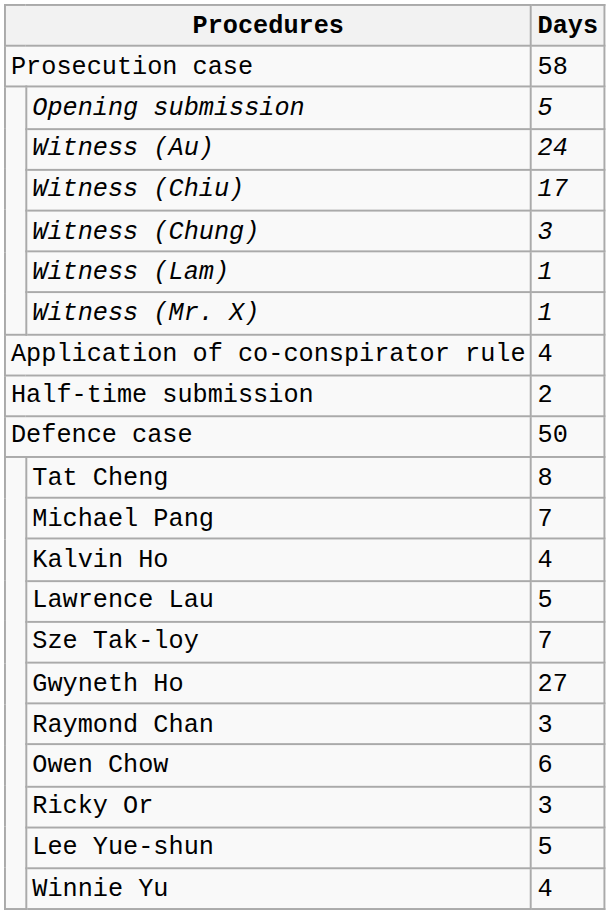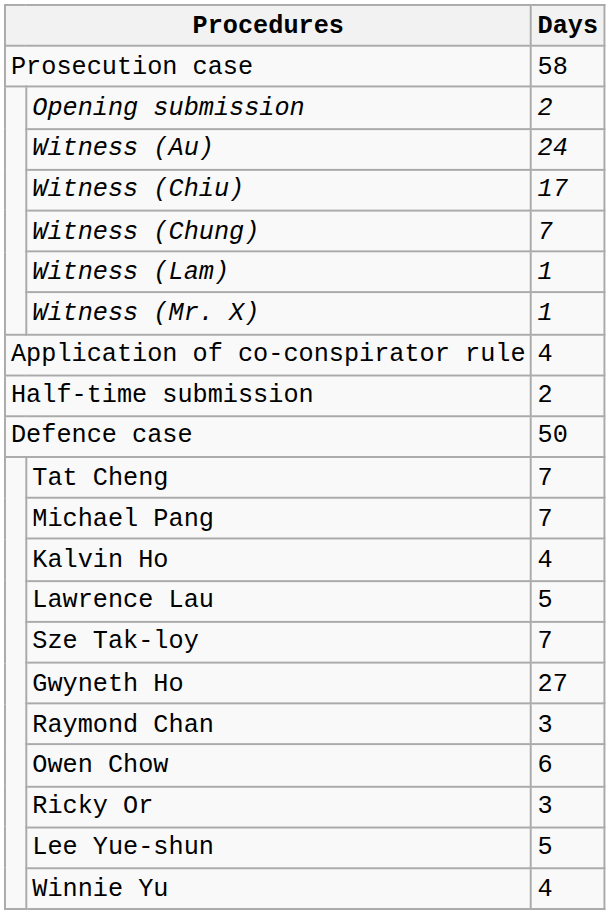(545, 108) 5 -> (545, 108) 2
(545, 231) 3 -> (545, 231) 7
(545, 478) 8 -> (545, 478) 7
